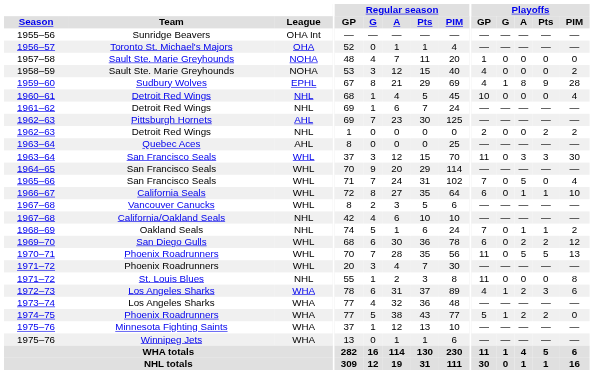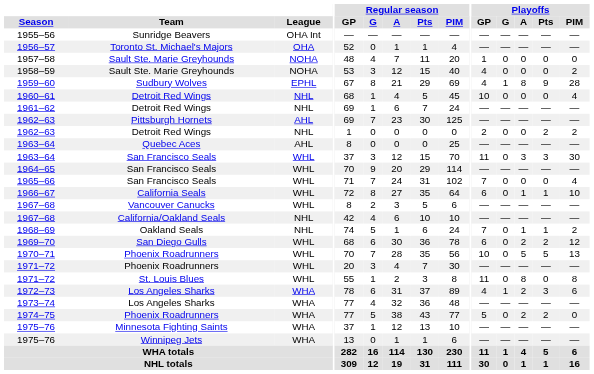(523, 181) 5 -> (523, 181) 0
(484, 254) 11 -> (484, 254) 10
(304, 278) NHL -> (304, 278) WHL
(523, 278) 0 -> (523, 278) 8
(505, 315) 1 -> (505, 315) 0
